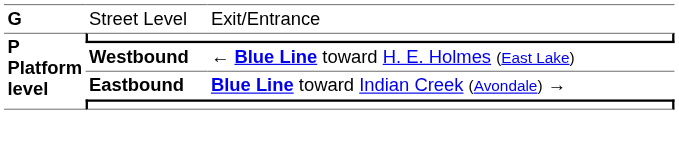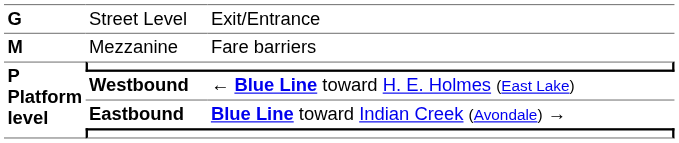+ row: (133, 47)
